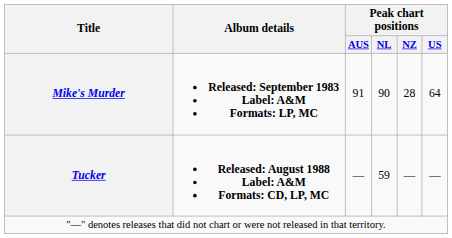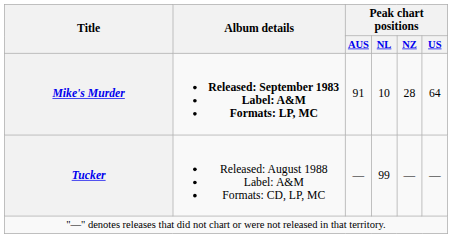(384, 94) 90 -> (384, 94) 10
(259, 182) bold -> (259, 182) normal
(384, 175) 59 -> (384, 175) 99
